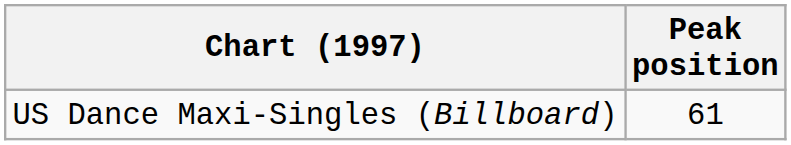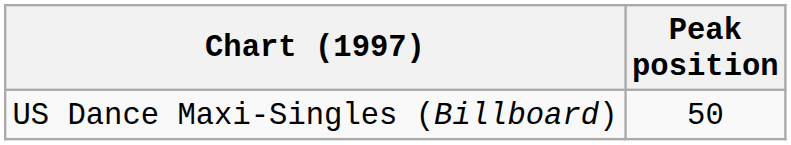(705, 115) 61 -> (705, 115) 50
